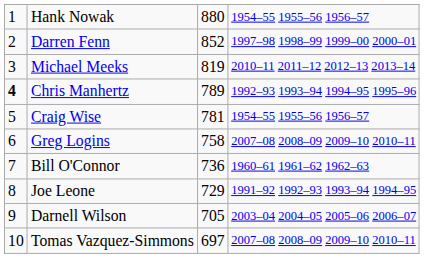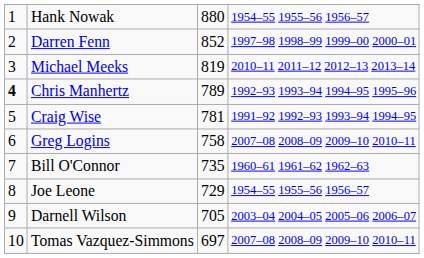(300, 116) 1954–55 1955–56 1956–57 -> (324, 116) 1991–92 1992–93 1993–94 1994–95
(213, 166) 736 -> (213, 166) 735
(324, 191) 1991–92 1992–93 1993–94 1994–95 -> (300, 191) 1954–55 1955–56 1956–57
